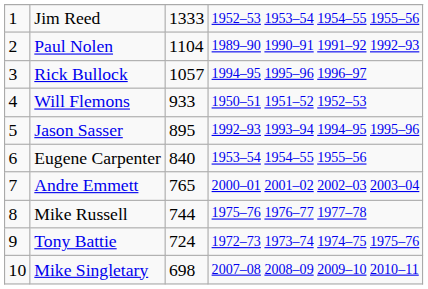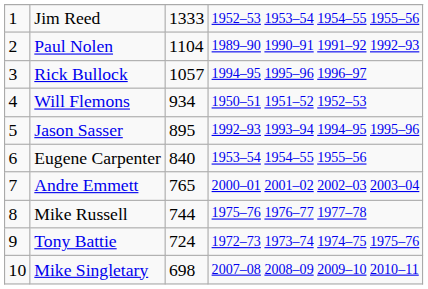(182, 102) 933 -> (182, 102) 934
